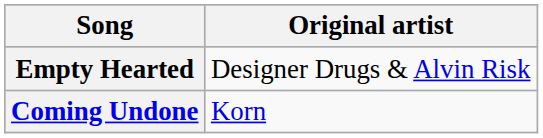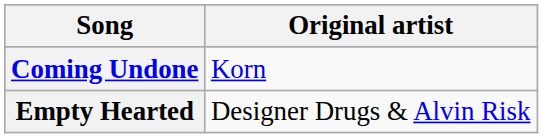rows swapped: (105, 111) <-> (105, 68)
